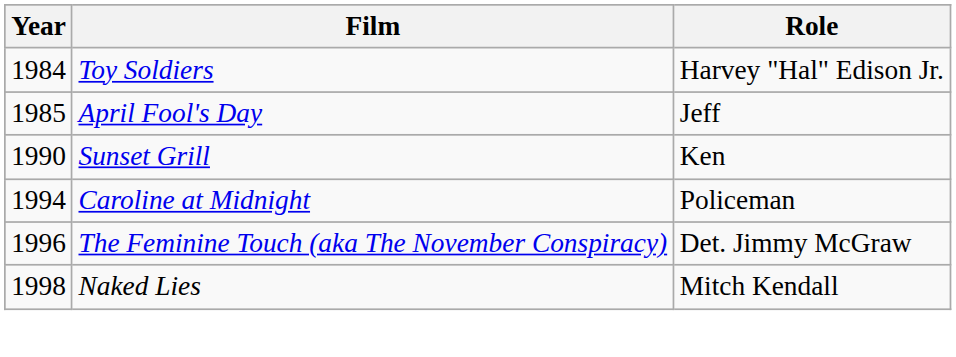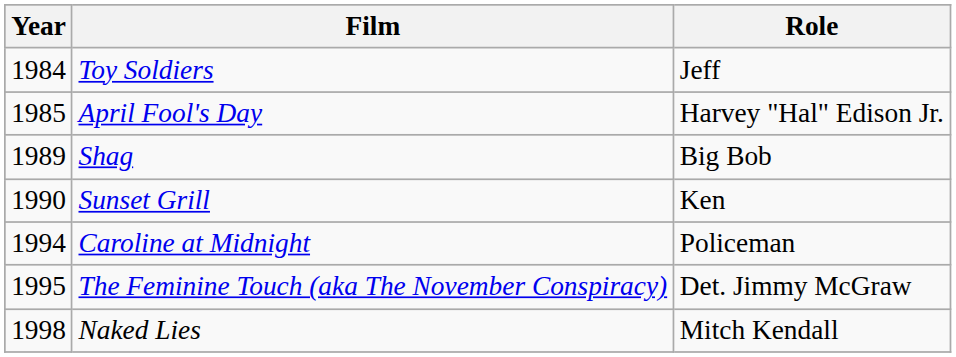(812, 69) Harvey "Hal" Edison Jr. -> (700, 69) Jeff
(700, 112) Jeff -> (812, 112) Harvey "Hal" Edison Jr.
+ row: (106, 156)
(39, 243) 1996 -> (39, 286) 1995
